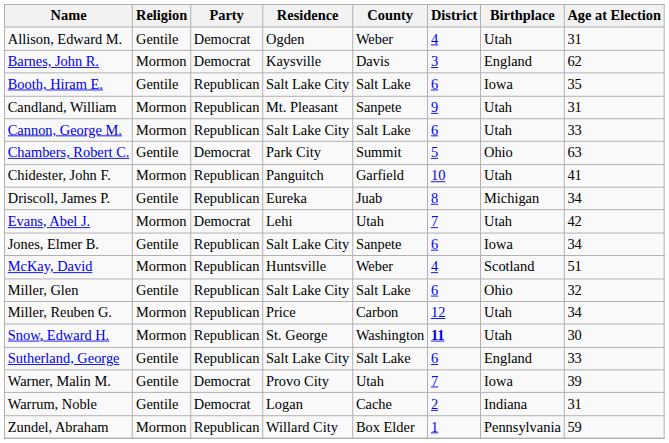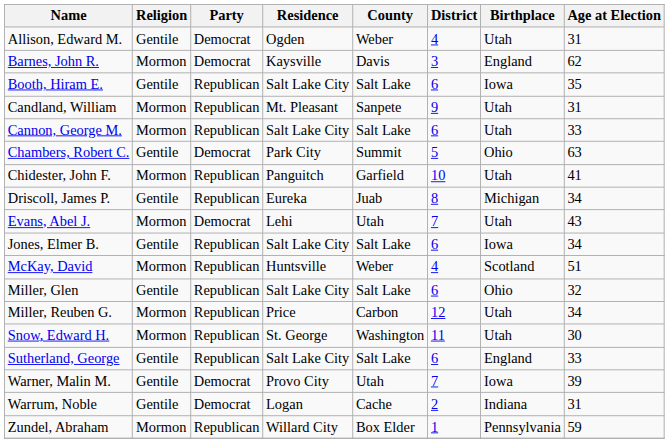(575, 221) 42 -> (575, 221) 43
(379, 244) Sanpete -> (383, 244) Salt Lake
(438, 335) bold -> (438, 335) normal
